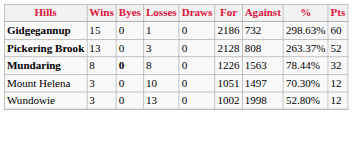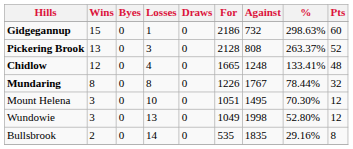+ row: (27, 65)
(122, 65) bold -> (122, 83) normal
(256, 65) 1563 -> (256, 83) 1767
(256, 83) 1497 -> (256, 100) 1495
(229, 100) 1002 -> (229, 118) 1049
+ row: (31, 135)
